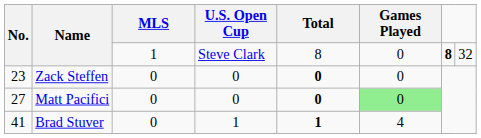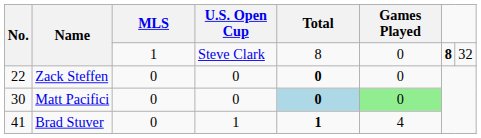(18, 76) 23 -> (18, 76) 22
(18, 99) 27 -> (18, 99) 30
(318, 99) no background -> (318, 99) lightblue background
